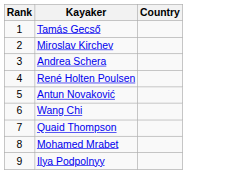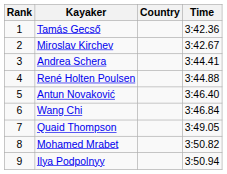+ column: (202, 12)
